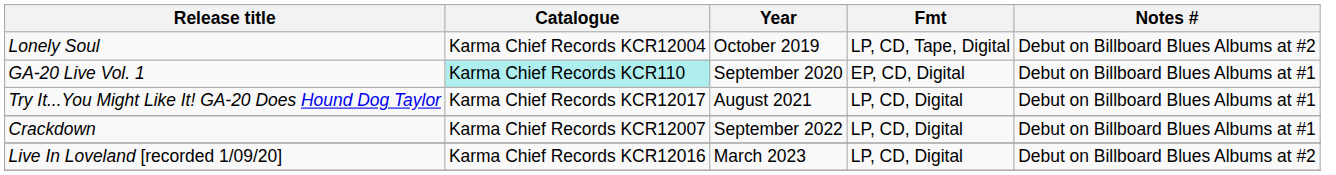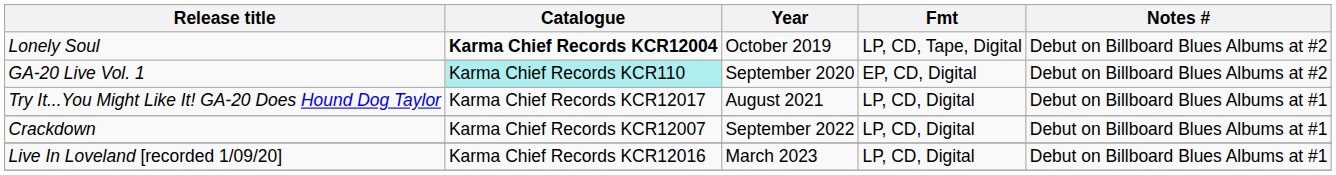(577, 45) normal -> (583, 45) bold
(1167, 73) Debut on Billboard Blues Albums at #1 -> (1179, 73) Debut on Billboard Blues Albums at #2
(1167, 156) Debut on Billboard Blues Albums at #2 -> (1179, 156) Debut on Billboard Blues Albums at #1
